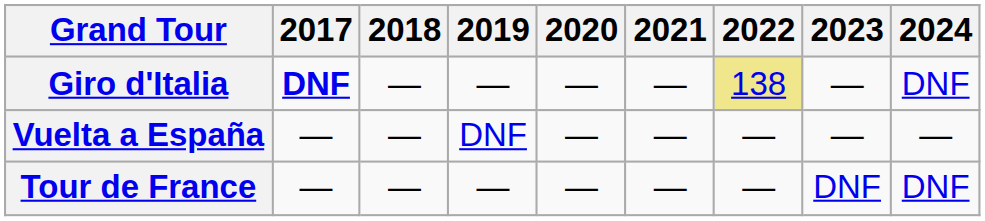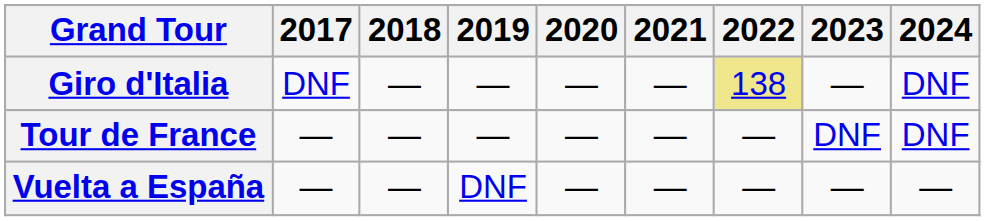(316, 82) bold -> (316, 82) normal
rows swapped: (138, 187) <-> (138, 135)
